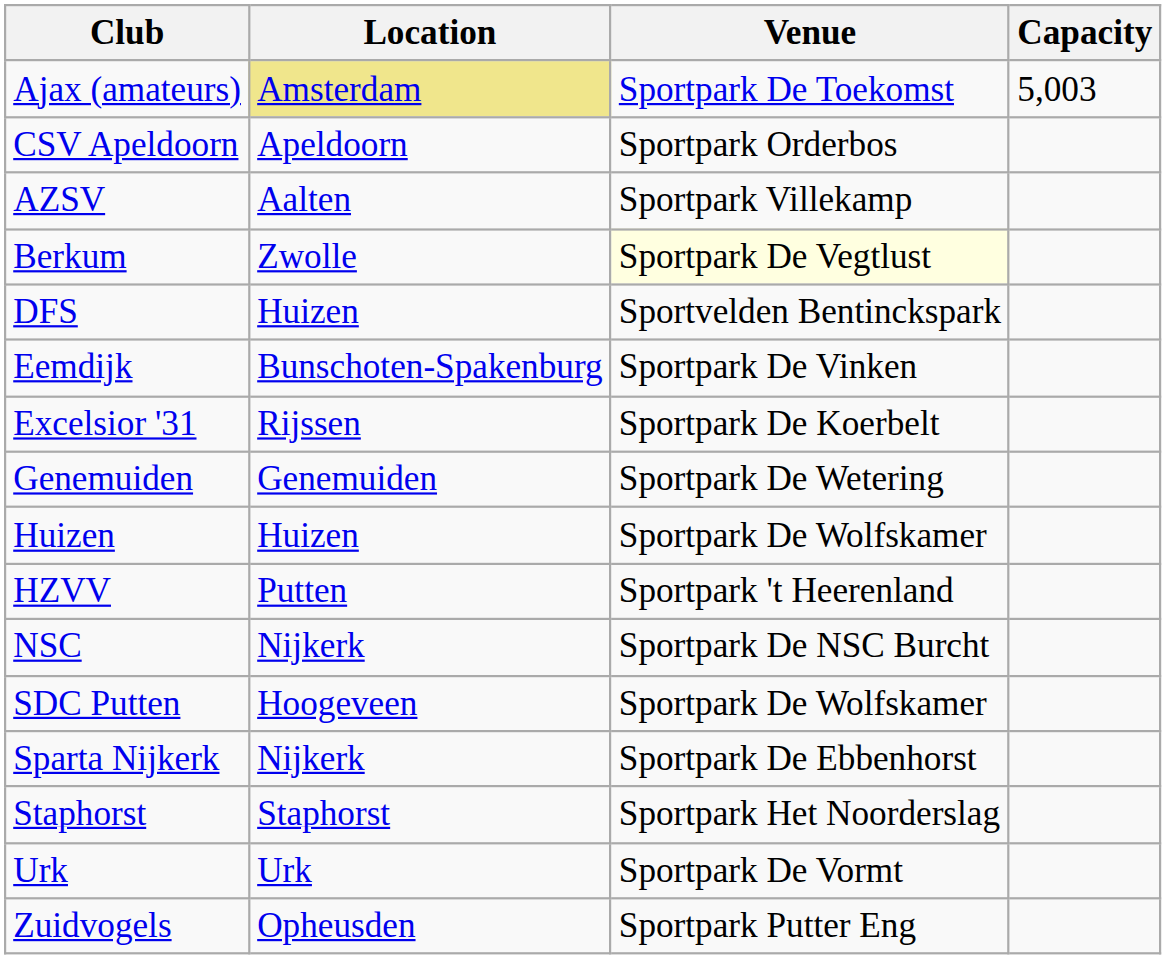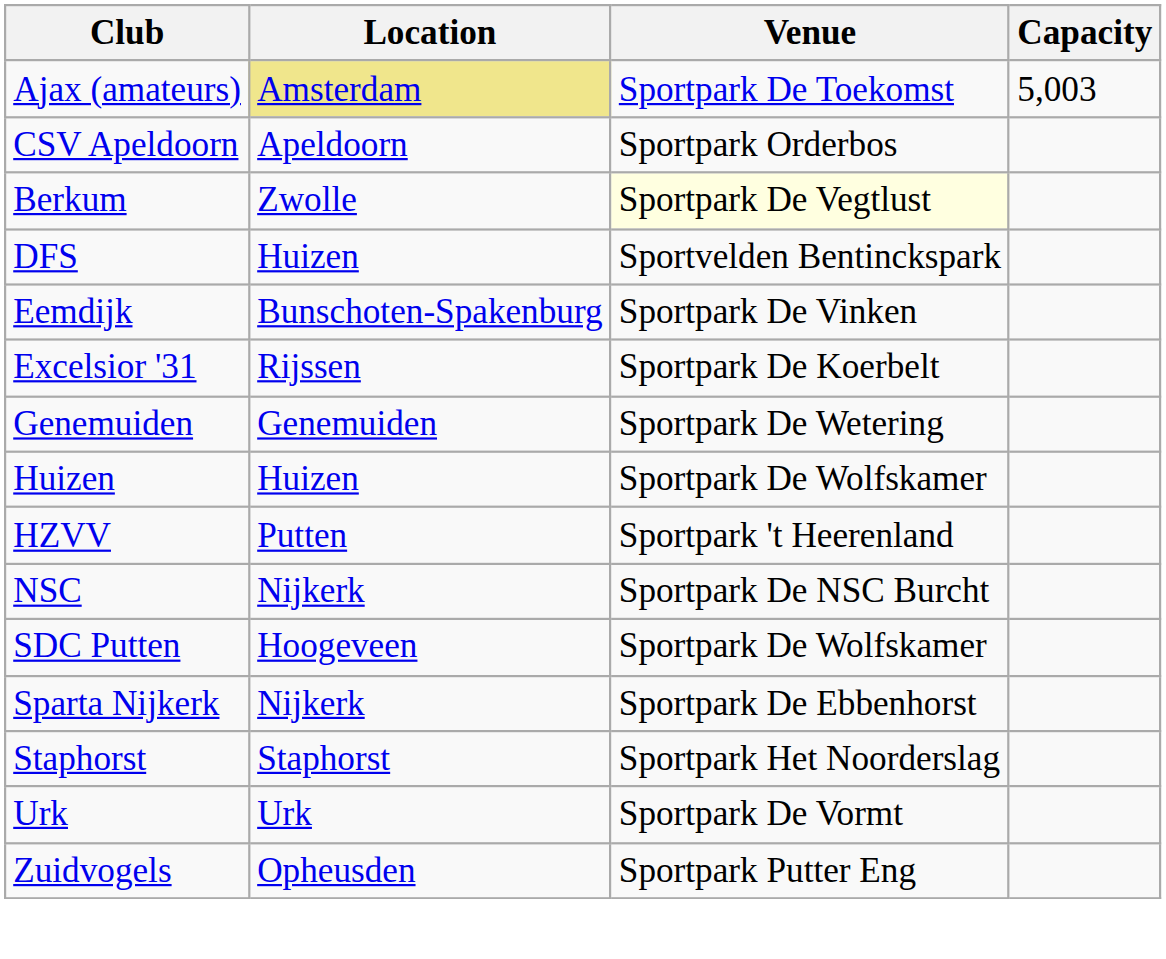- row: (59, 199)
